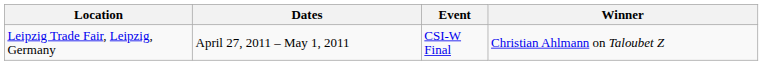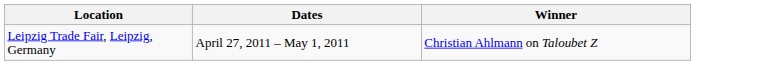- column: (455, 14)
